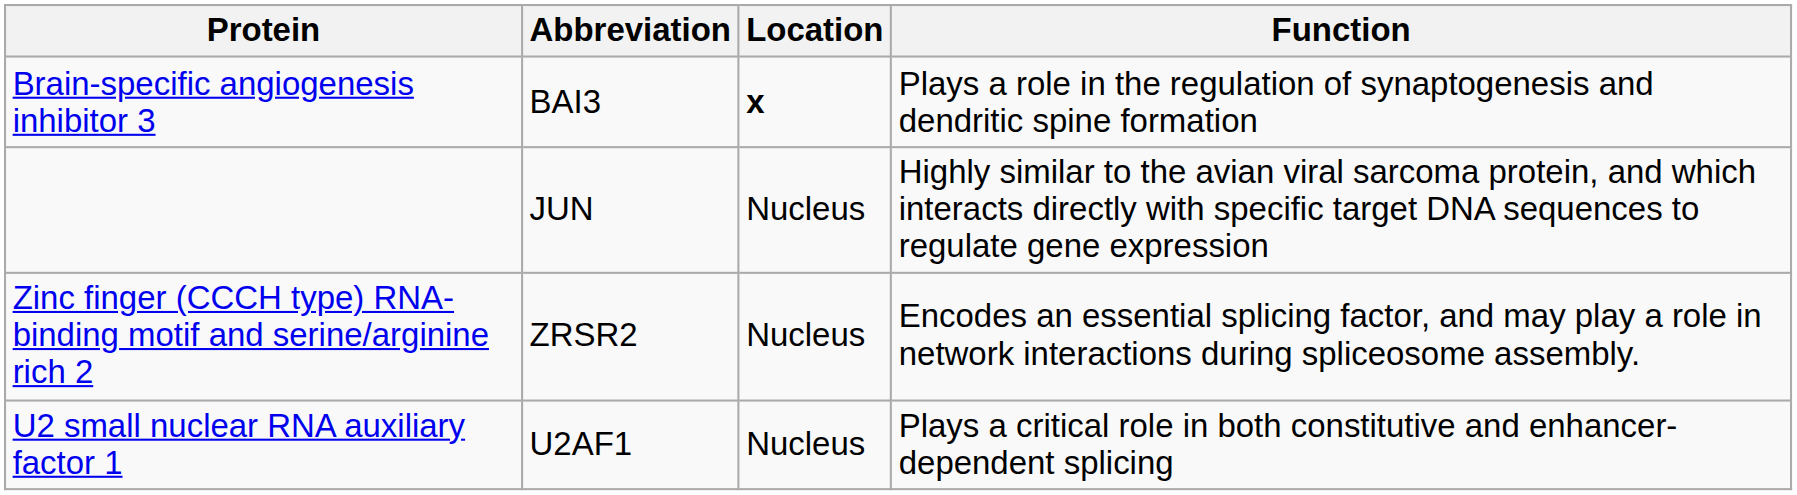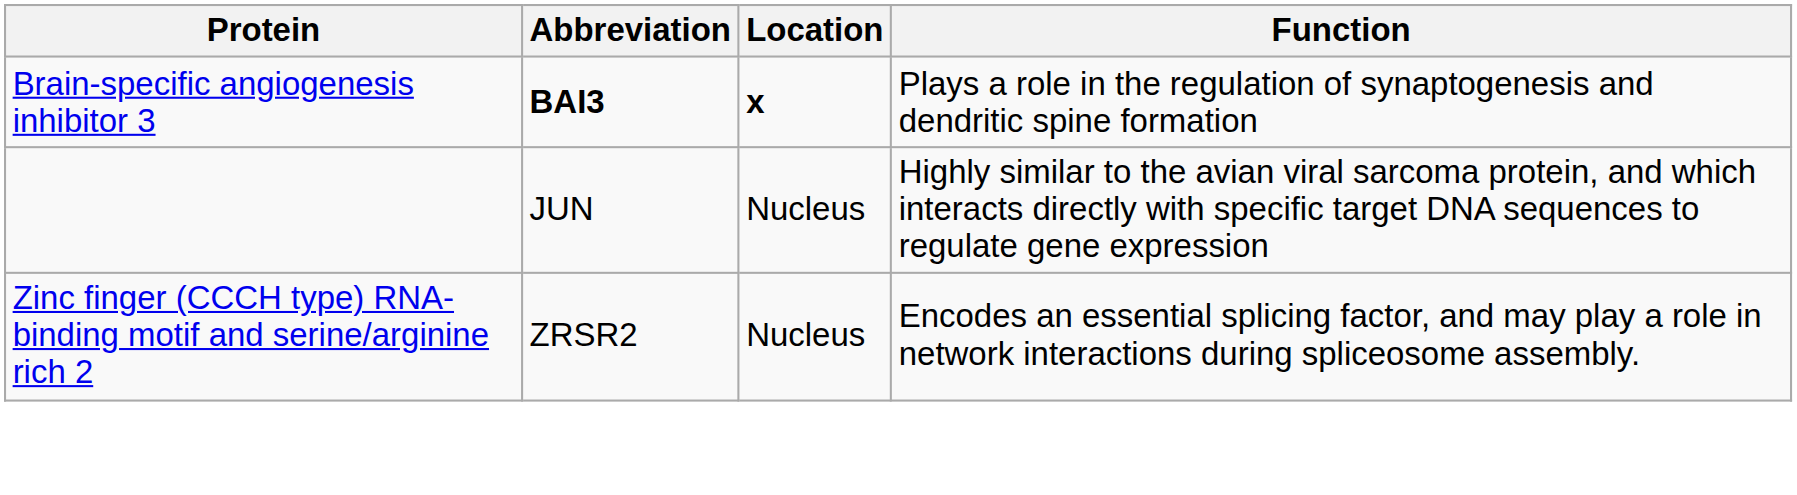(565, 101) normal -> (567, 101) bold
- row: (239, 443)
